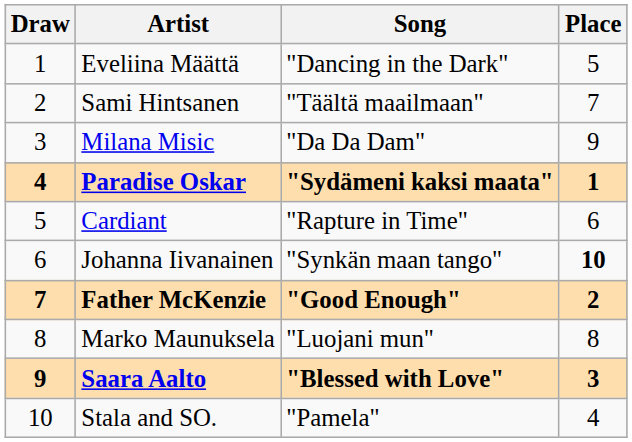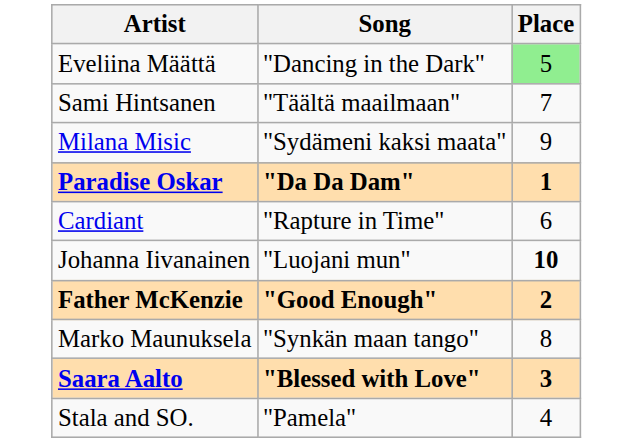- column: (40, 24)
(593, 63) no background -> (546, 63) lightgreen background
(356, 142) "Da Da Dam" -> (385, 142) "Sydämeni kaksi maata"
(420, 181) "Sydämeni kaksi maata" -> (339, 181) "Da Da Dam"
(394, 260) "Synkän maan tango" -> (337, 260) "Luojani mun"
(360, 338) "Luojani mun" -> (371, 338) "Synkän maan tango"
